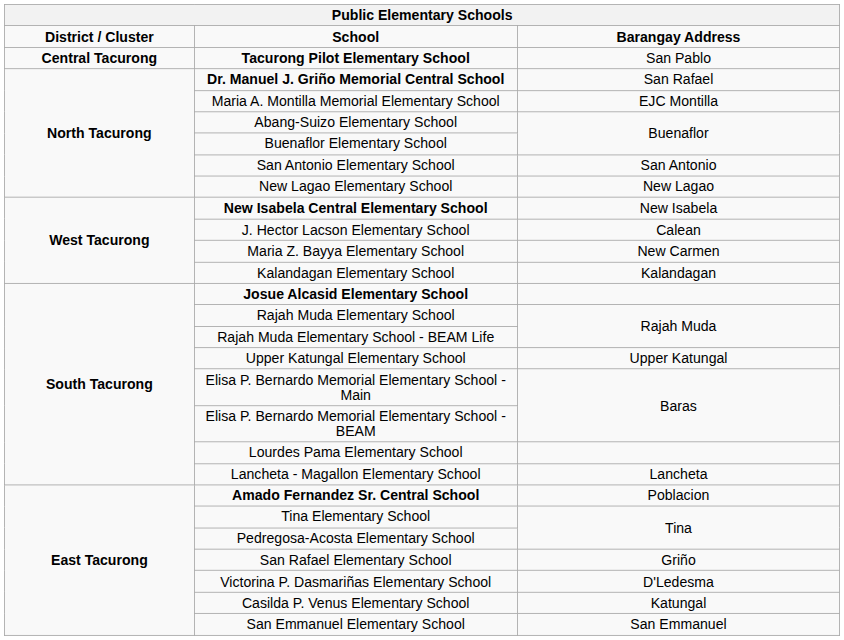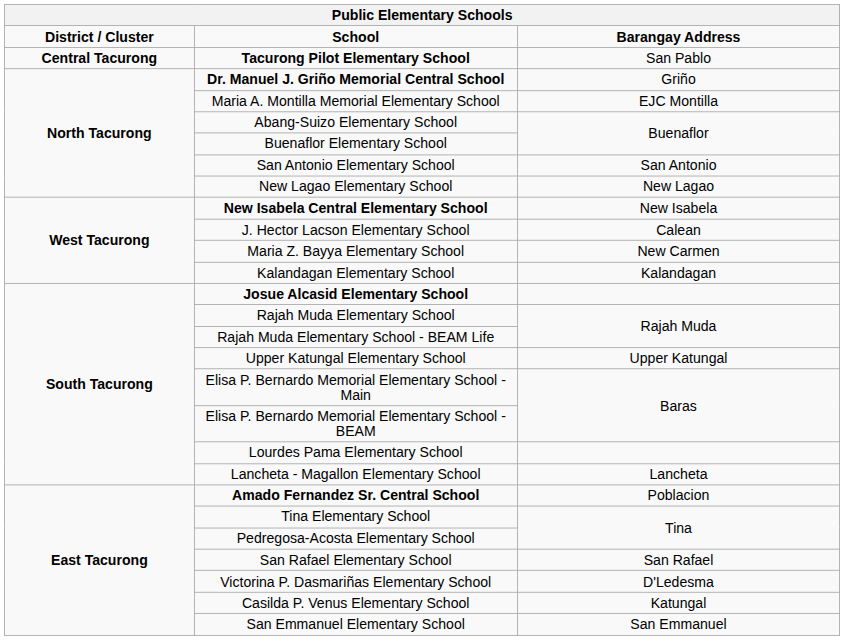(678, 80) San Rafael -> (678, 80) Griño
(678, 560) Griño -> (678, 560) San Rafael
